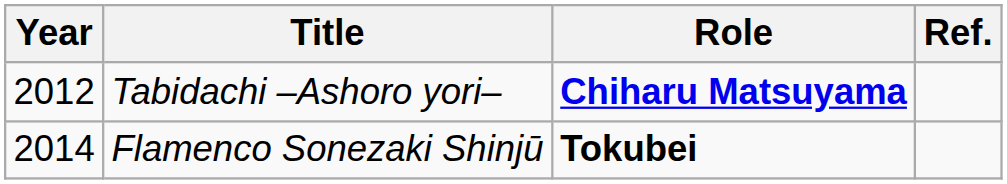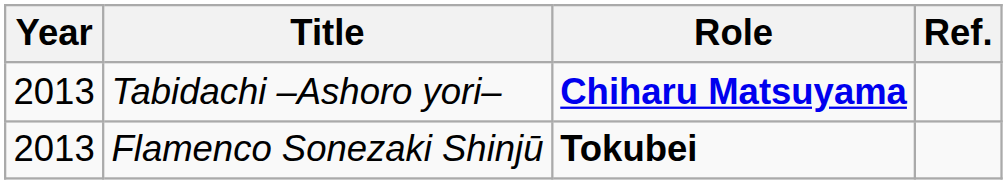(54, 91) 2012 -> (54, 91) 2013
(54, 149) 2014 -> (54, 149) 2013
